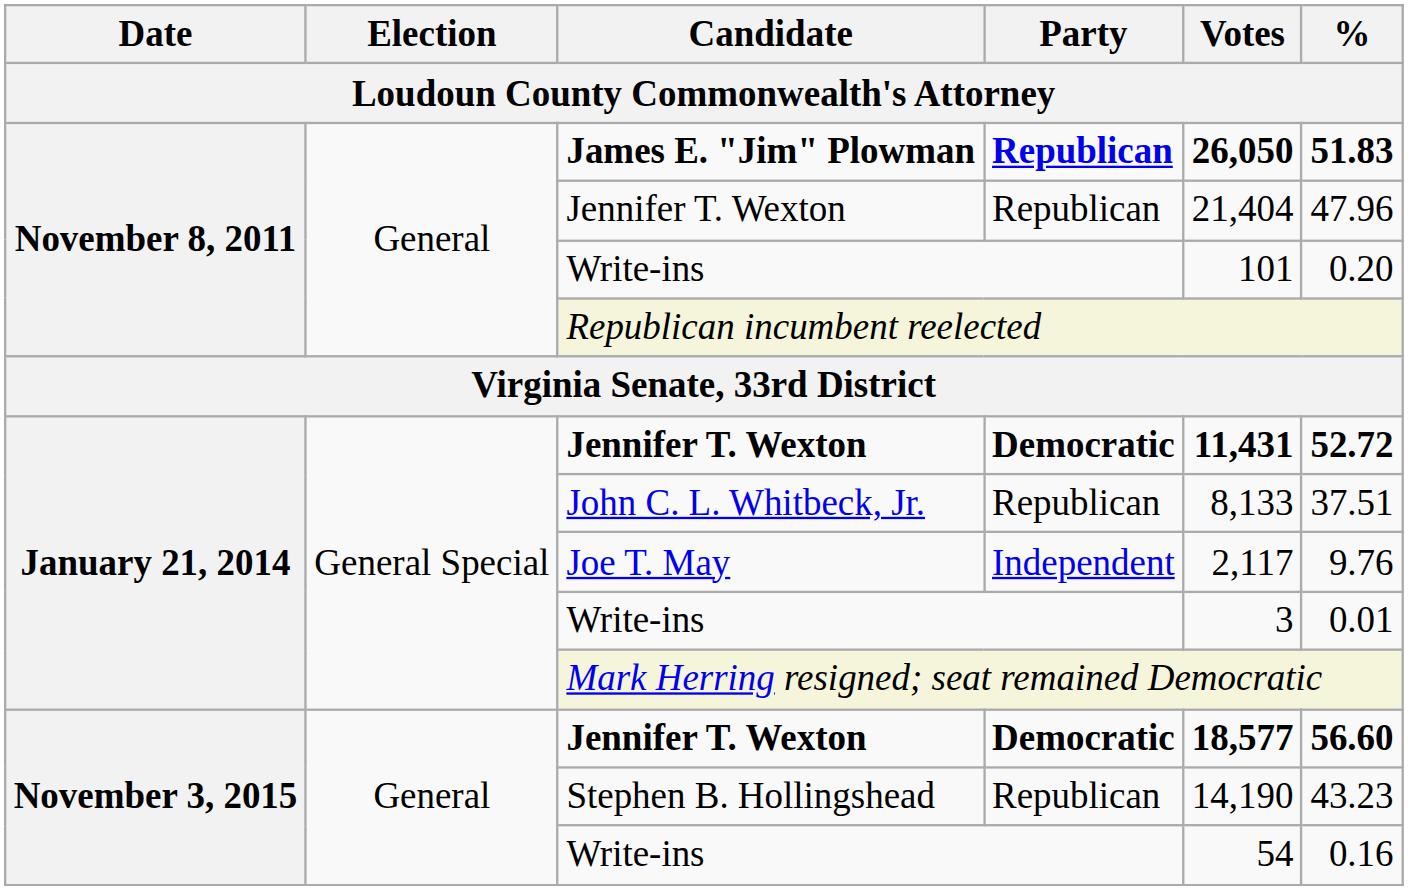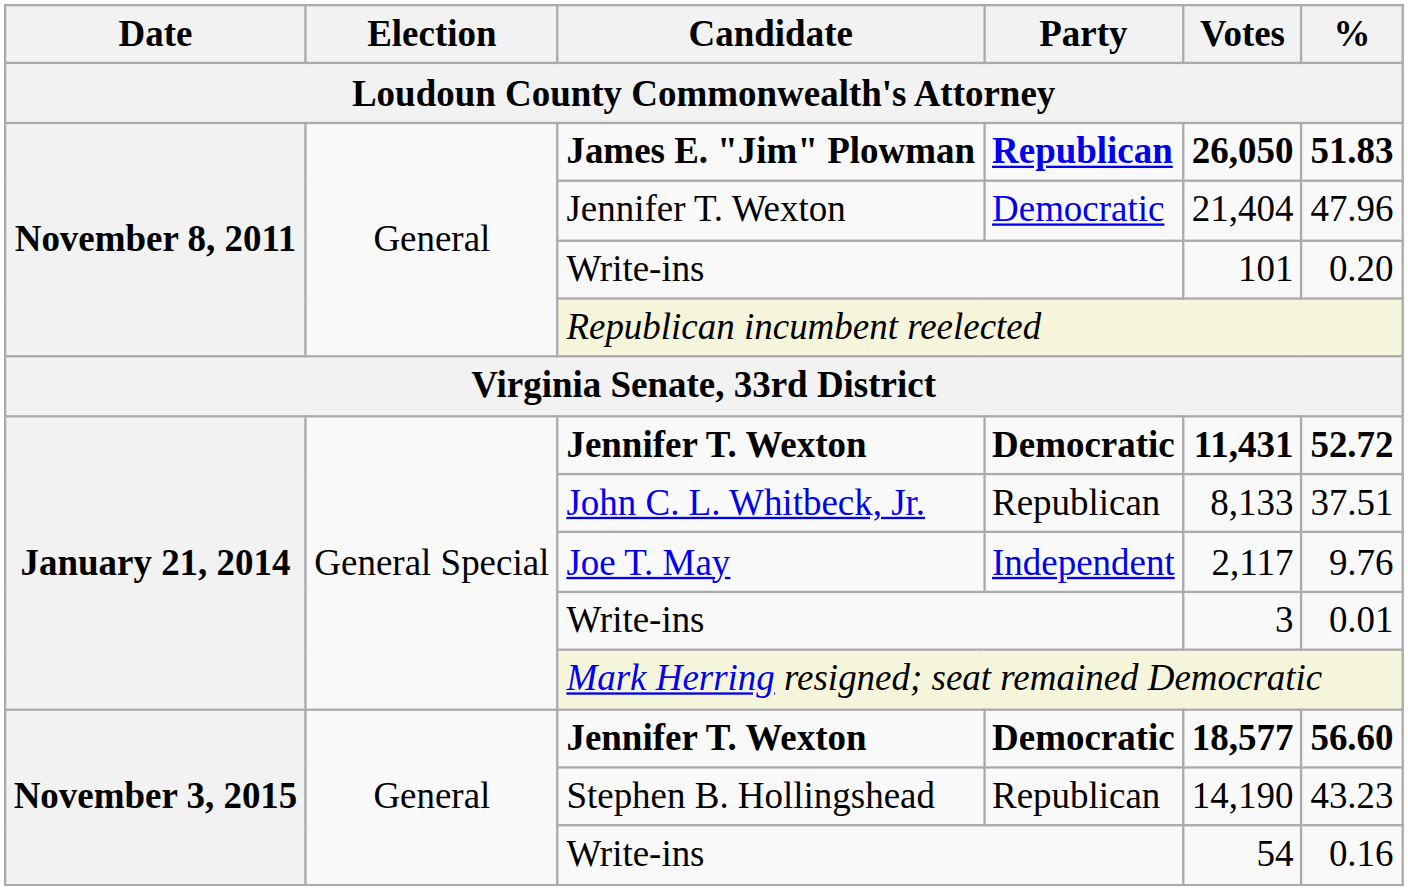(1076, 209) Republican -> (1078, 209) Democratic
